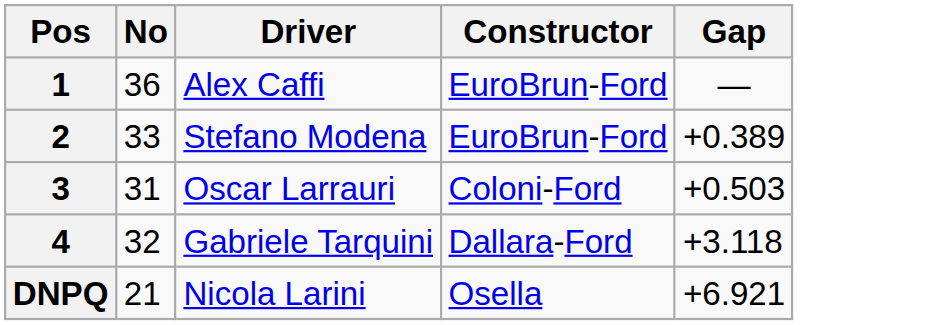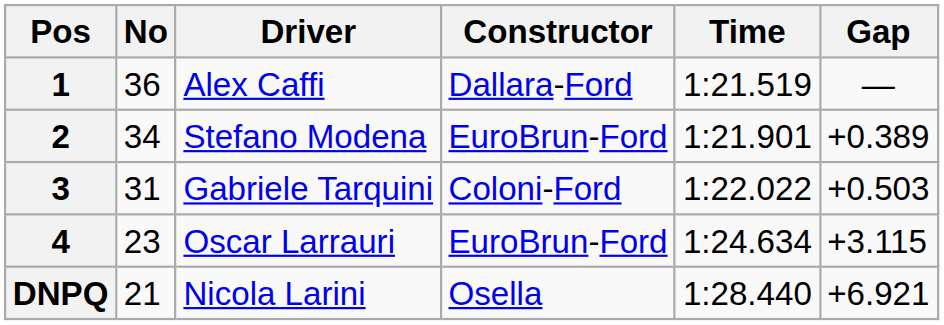+ column: (747, 32)
(558, 84) EuroBrun-Ford -> (541, 84) Dallara-Ford
(142, 136) 33 -> (142, 136) 34
(289, 189) Oscar Larrauri -> (308, 189) Gabriele Tarquini
(142, 241) 32 -> (142, 241) 23
(308, 241) Gabriele Tarquini -> (289, 241) Oscar Larrauri
(541, 241) Dallara-Ford -> (558, 241) EuroBrun-Ford
(733, 241) +3.118 -> (877, 241) +3.115
